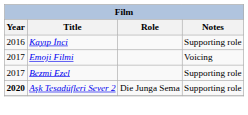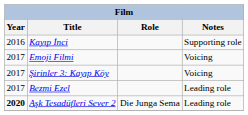+ row: (69, 73)
(213, 73) Supporting role -> (207, 88) Leading role
(213, 88) Supporting role -> (207, 103) Leading role
